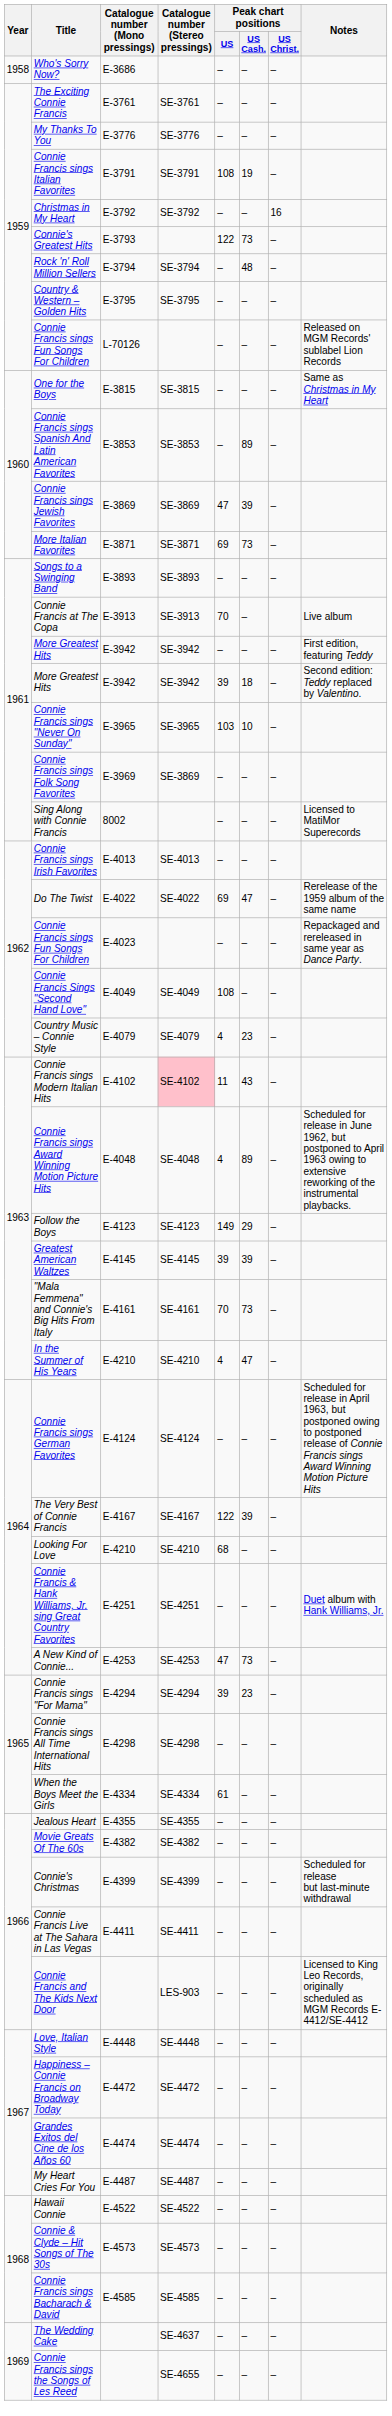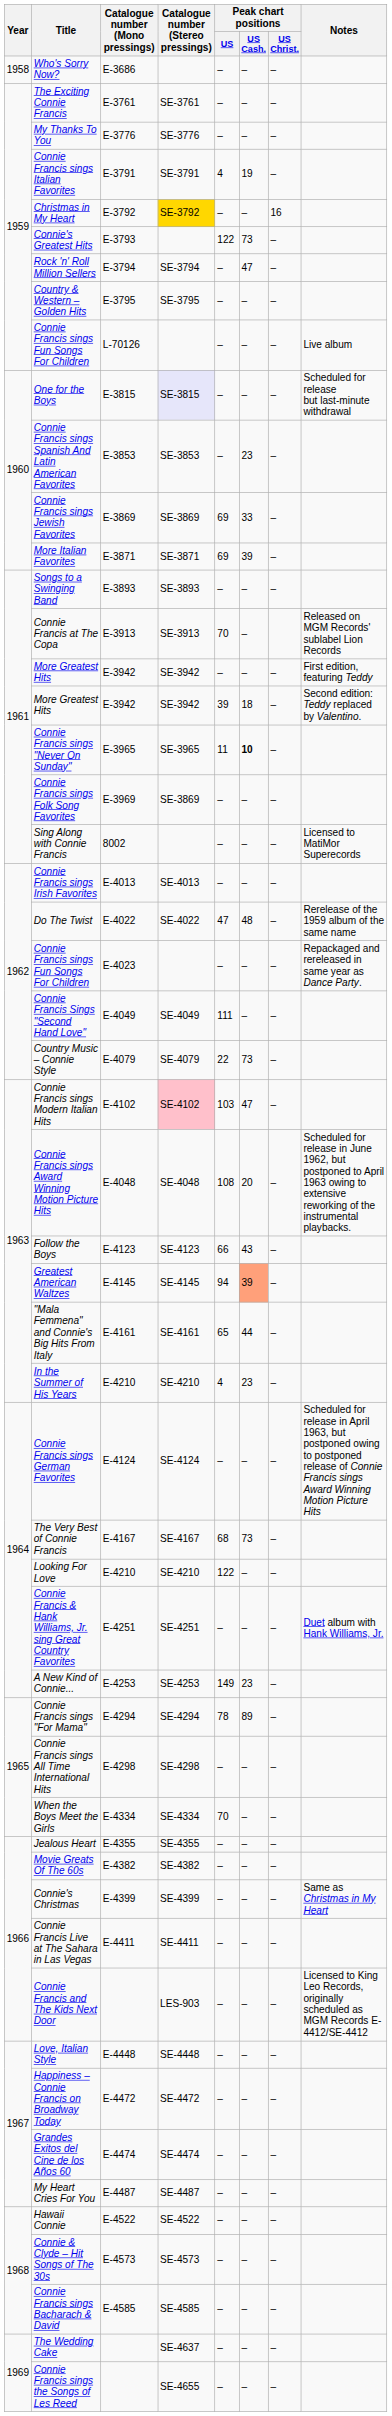(226, 174) 108 -> (220, 174) 4
(180, 213) no background -> (180, 213) gold background
(247, 267) 48 -> (247, 267) 47
(337, 345) Released on MGM Records' sublabel Lion Records -> (328, 345) Live album
(180, 389) no background -> (180, 395) lavender background
(340, 389) Same as Christmas in My Heart -> (336, 395) Scheduled for release but last-minute withdrawal
(247, 445) 89 -> (247, 456) 23
(223, 506) 47 -> (223, 517) 69
(247, 506) 39 -> (247, 517) 33
(247, 545) 73 -> (247, 556) 39
(328, 616) Live album -> (337, 633) Released on MGM Records' sublabel Lion Records
(226, 727) 103 -> (223, 749) 11
(247, 727) normal -> (247, 749) bold
(223, 898) 69 -> (223, 921) 47
(247, 898) 47 -> (247, 921) 48
(226, 993) 108 -> (225, 1015) 111
(220, 1037) 4 -> (223, 1060) 22
(247, 1037) 23 -> (247, 1060) 73
(223, 1081) 11 -> (226, 1104) 103
(247, 1081) 43 -> (247, 1104) 47
(220, 1160) 4 -> (226, 1182) 108
(247, 1160) 89 -> (247, 1182) 20
(226, 1227) 149 -> (223, 1249) 66
(247, 1227) 29 -> (247, 1249) 43
(223, 1260) 39 -> (223, 1282) 94
(247, 1260) no background -> (247, 1282) lightsalmon background
(223, 1310) 70 -> (223, 1332) 65
(247, 1310) 73 -> (247, 1332) 44
(247, 1360) 47 -> (247, 1382) 23
(226, 1517) 122 -> (223, 1539) 68
(247, 1517) 39 -> (247, 1539) 73
(223, 1550) 68 -> (226, 1572) 122
(223, 1661) 47 -> (226, 1684) 149
(247, 1661) 73 -> (247, 1684) 23
(223, 1694) 39 -> (223, 1717) 78
(247, 1694) 23 -> (247, 1717) 89
(223, 1794) 61 -> (223, 1817) 70
(336, 1882) Scheduled for release but last-minute withdrawal -> (340, 1899) Same as Christmas in My Heart
